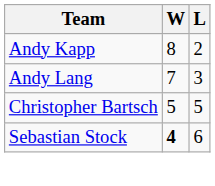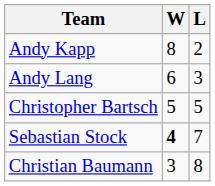(171, 78) 7 -> (171, 78) 6
(198, 136) 6 -> (198, 136) 7
+ row: (81, 166)
